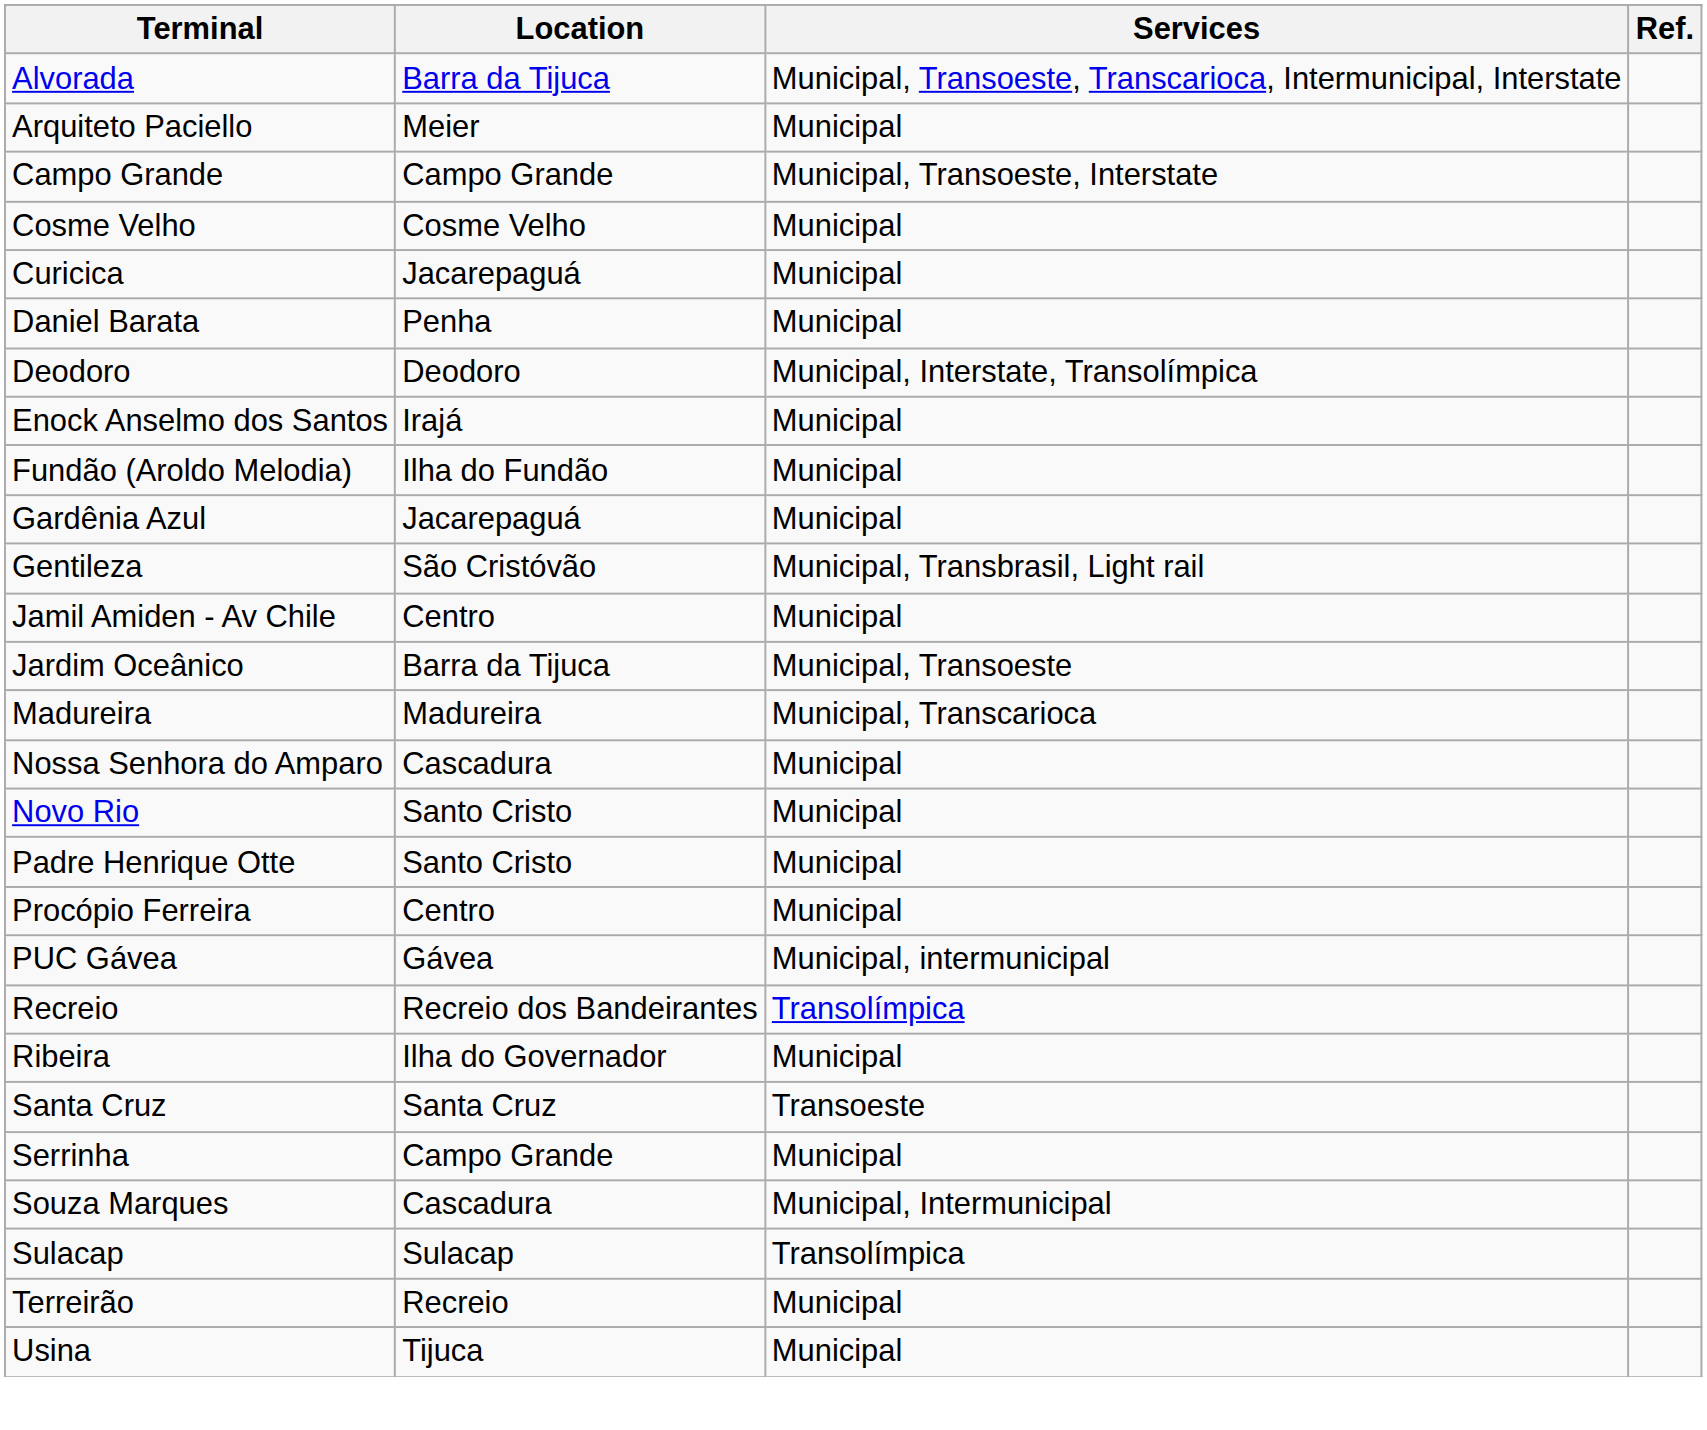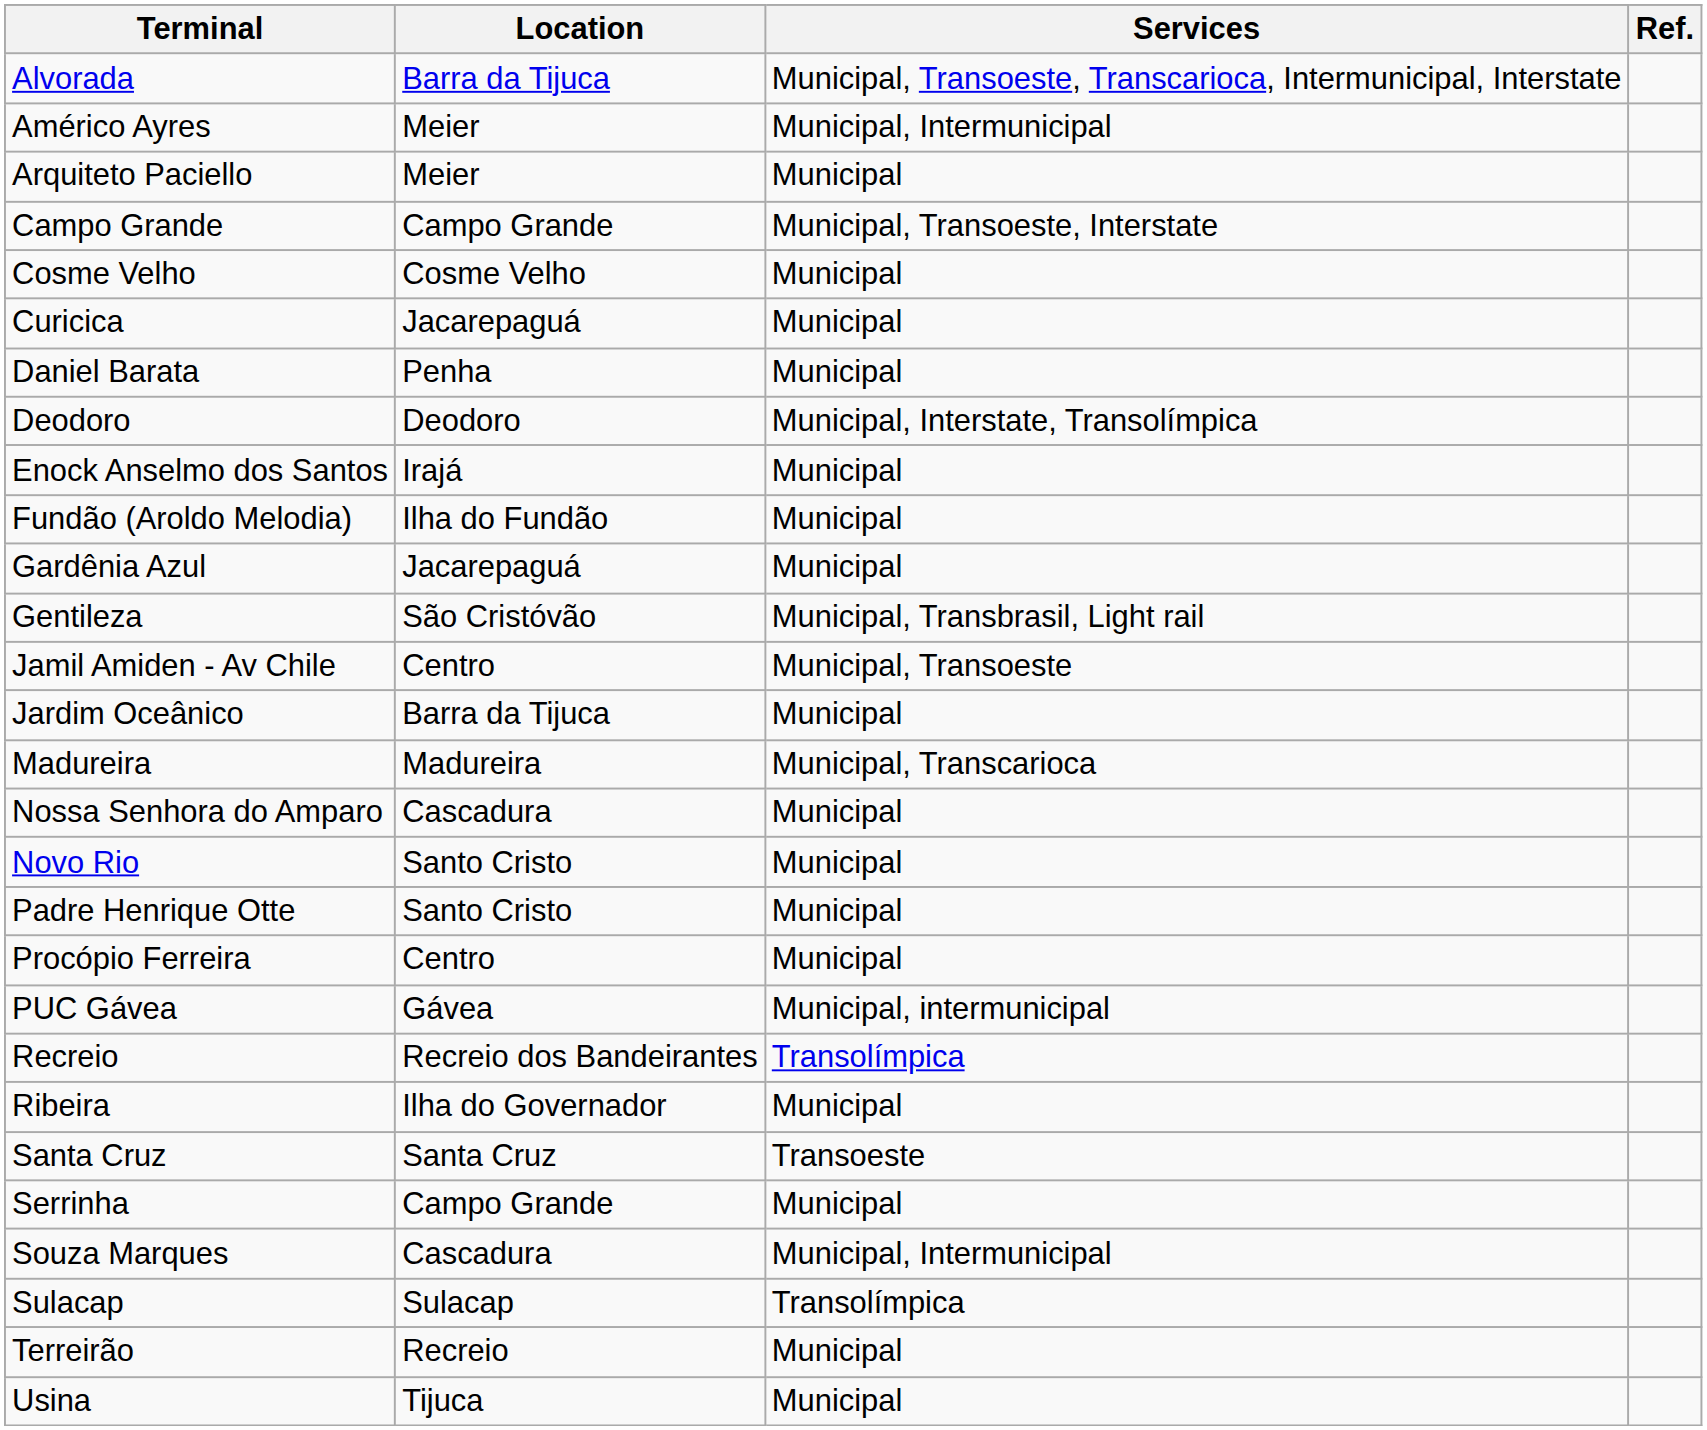+ row: (111, 126)
(837, 616) Municipal -> (922, 665) Municipal, Transoeste
(922, 665) Municipal, Transoeste -> (837, 714) Municipal
